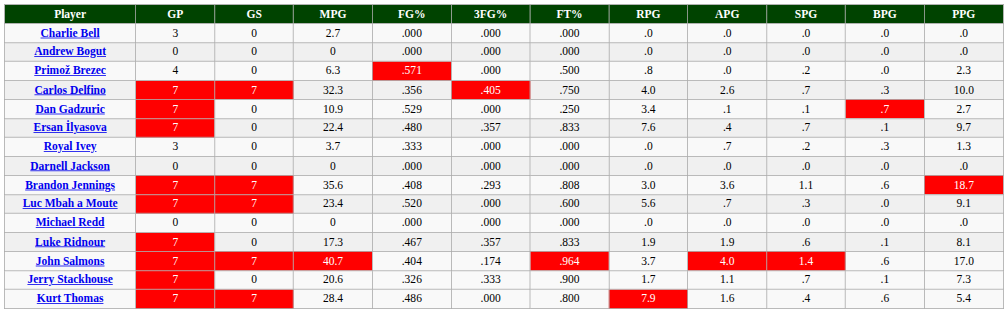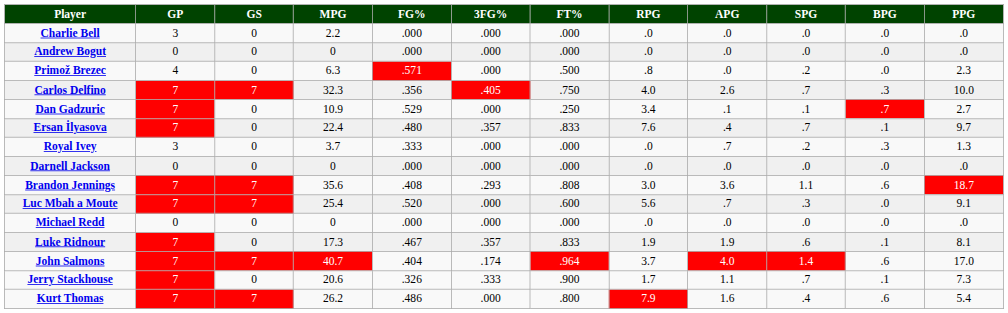(333, 33) 2.7 -> (333, 33) 2.2
(333, 204) 23.4 -> (333, 204) 25.4
(333, 299) 28.4 -> (333, 299) 26.2
